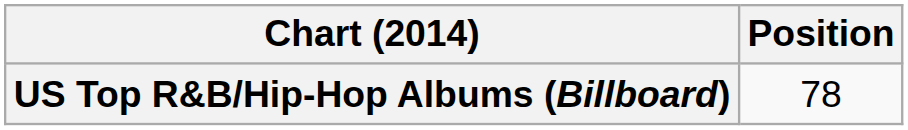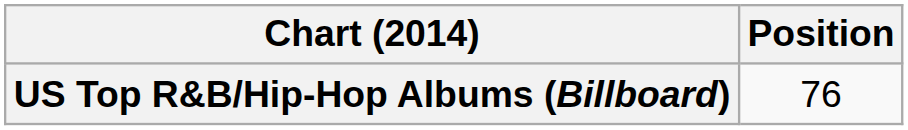(821, 93) 78 -> (821, 93) 76
